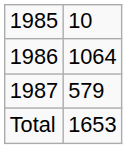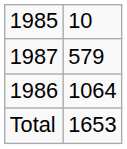rows swapped: (34, 56) <-> (34, 90)
